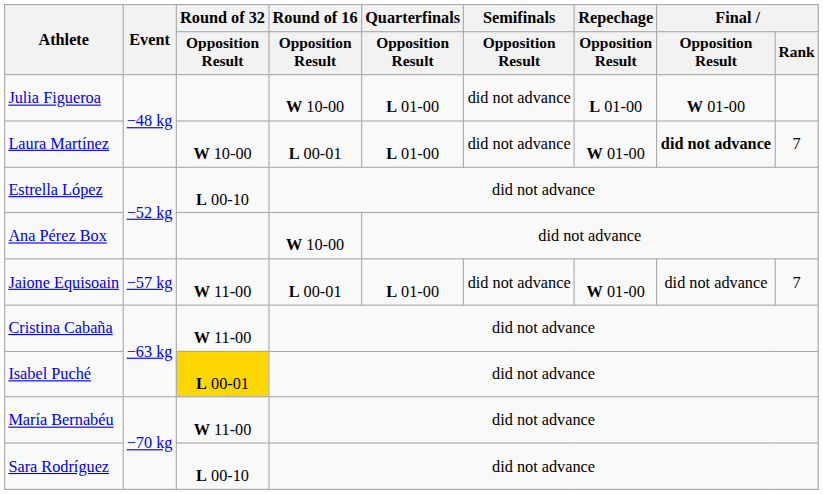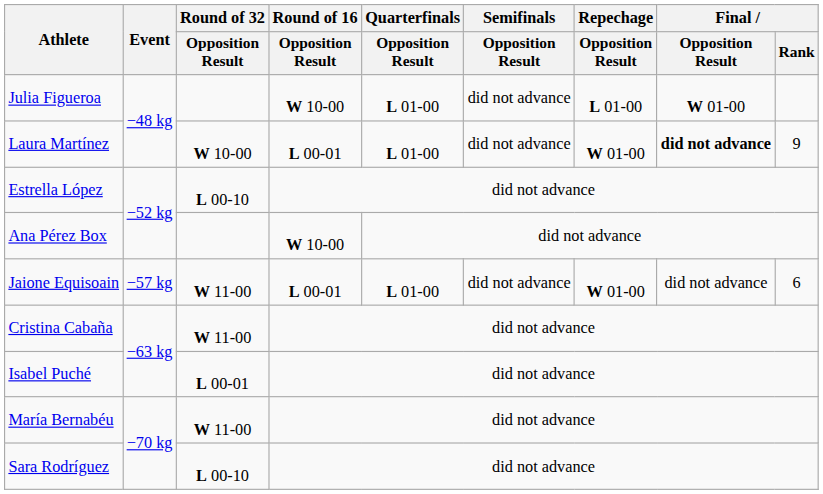(797, 144) 7 -> (797, 144) 9
(797, 282) 7 -> (797, 282) 6
(223, 384) gold background -> (223, 384) no background
